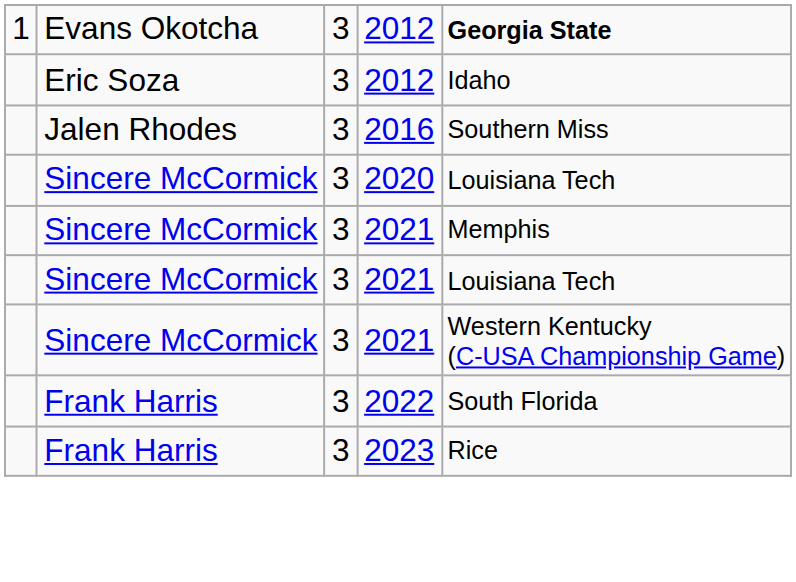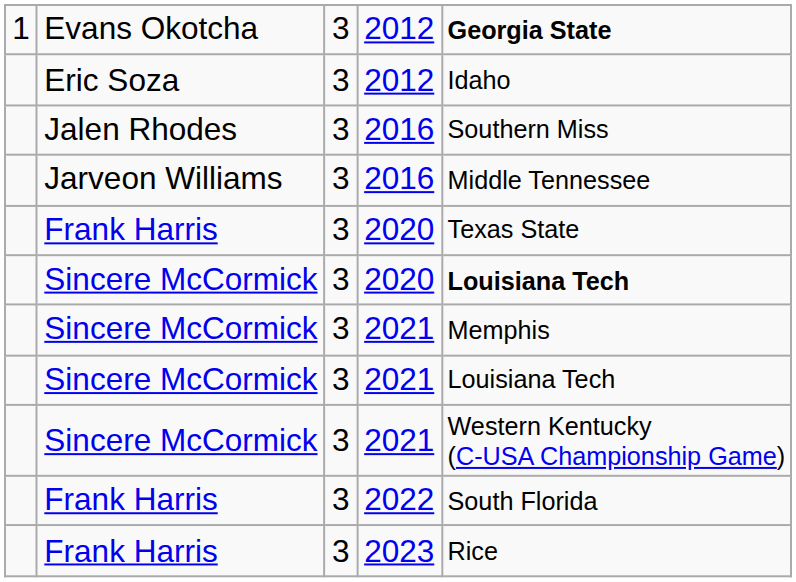+ row: (163, 179)
+ row: (131, 229)
(531, 180) normal -> (538, 280) bold
